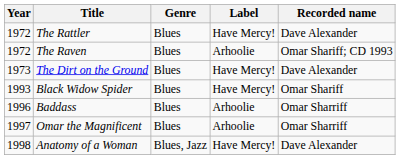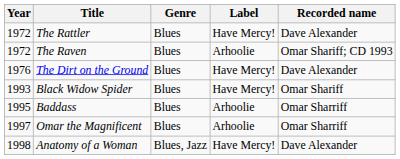(19, 70) 1973 -> (19, 70) 1976
(19, 107) 1996 -> (19, 107) 1995
